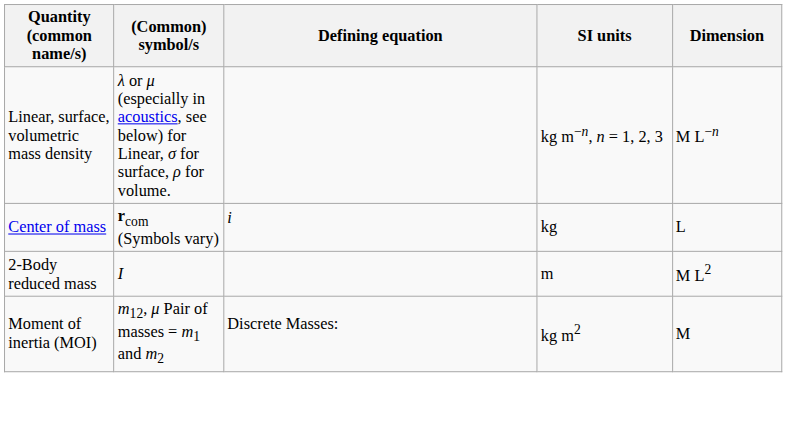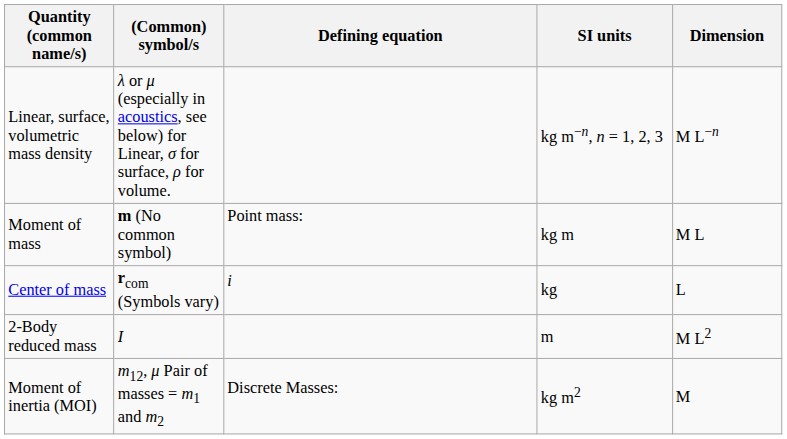+ row: (45, 234)
